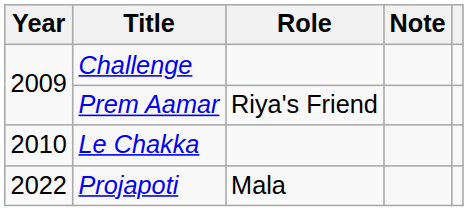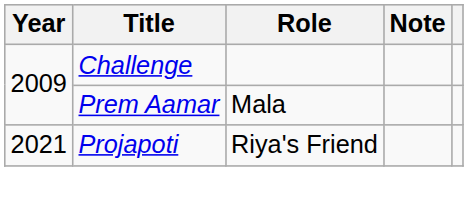(304, 104) Riya's Friend -> (259, 104) Mala
- row: (139, 144)
(39, 184) 2022 -> (39, 144) 2021
(259, 184) Mala -> (304, 144) Riya's Friend
